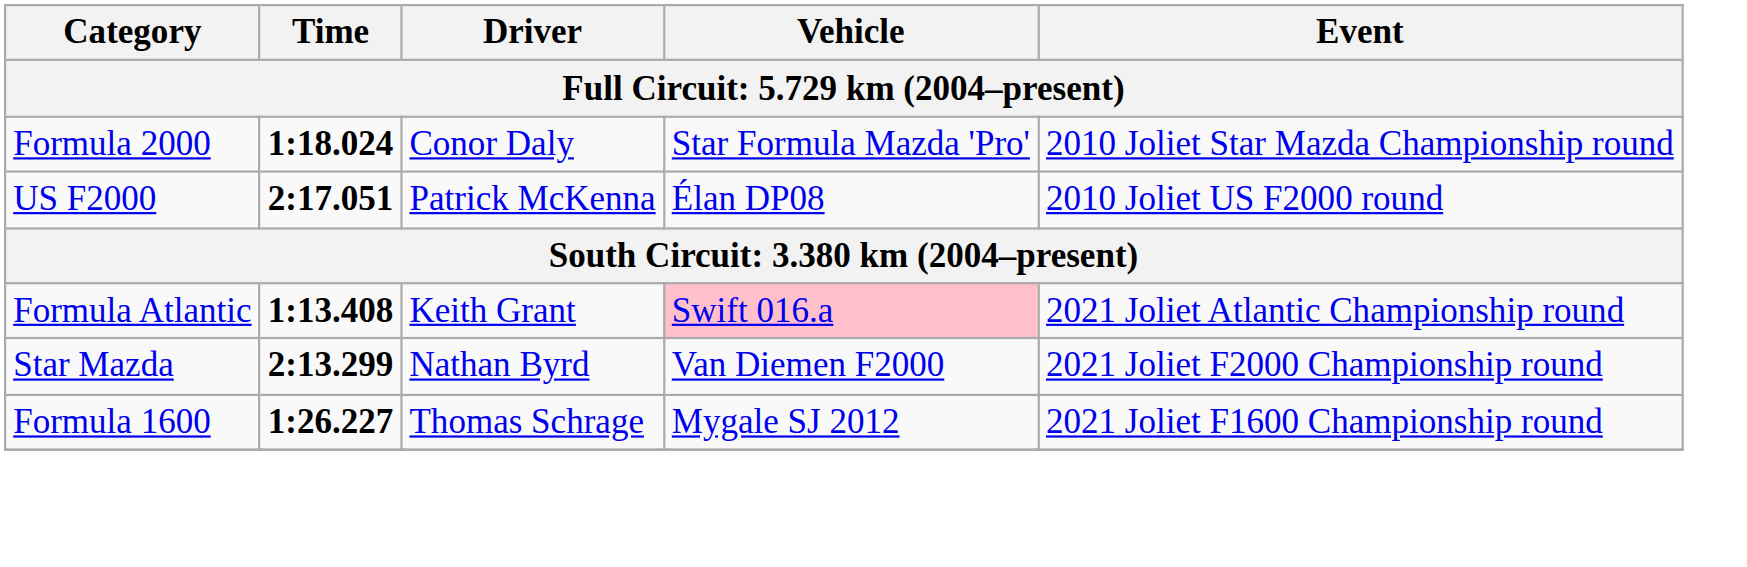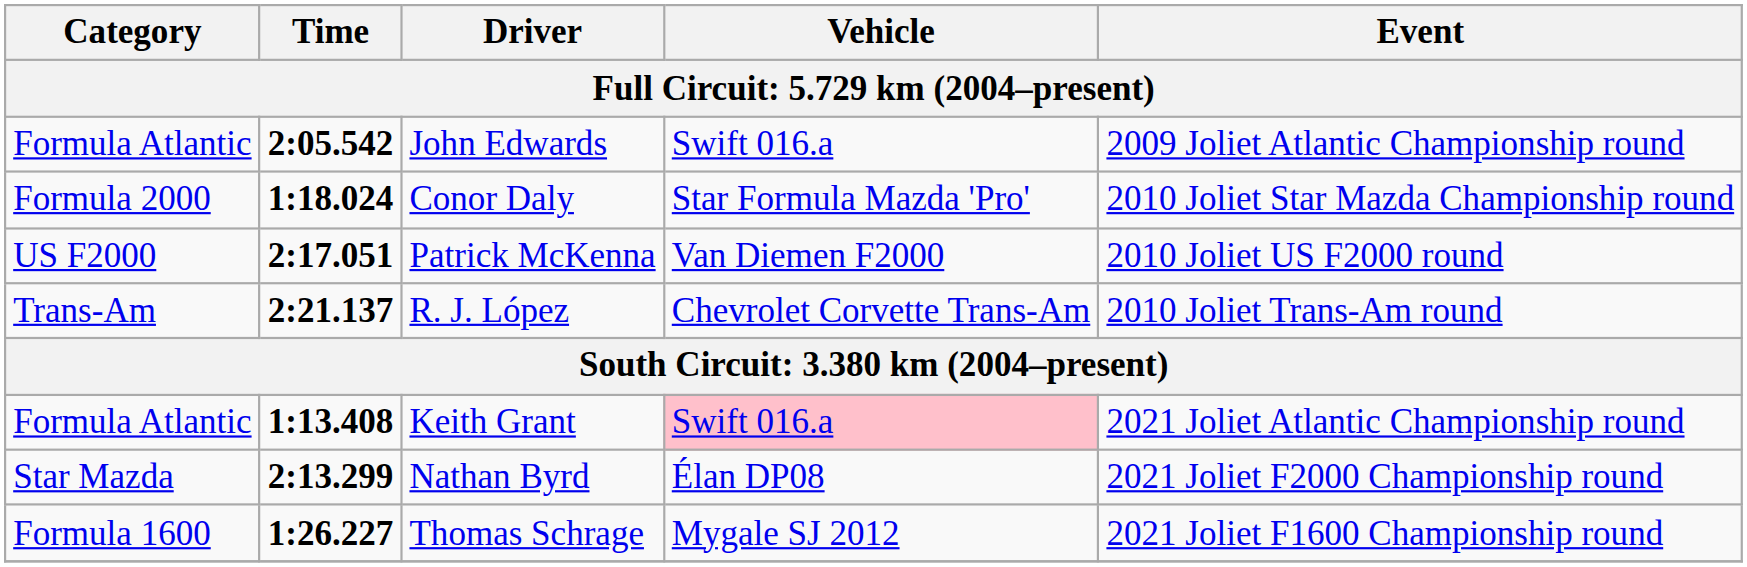+ row: (508, 143)
(748, 198) Élan DP08 -> (808, 254) Van Diemen F2000
+ row: (489, 310)
(808, 365) Van Diemen F2000 -> (748, 476) Élan DP08
